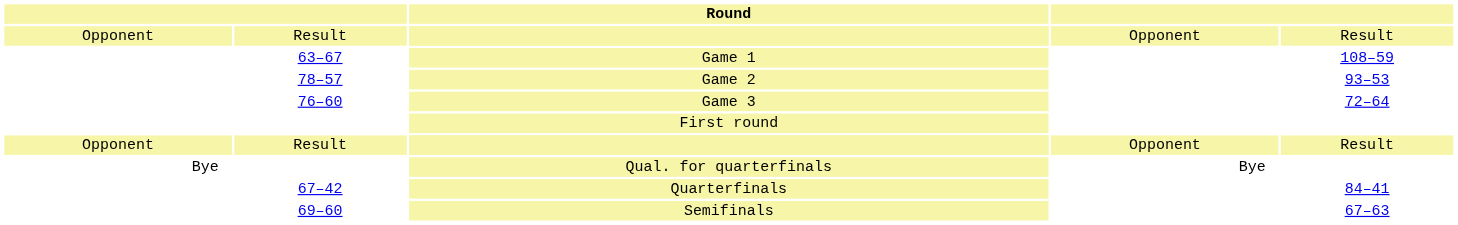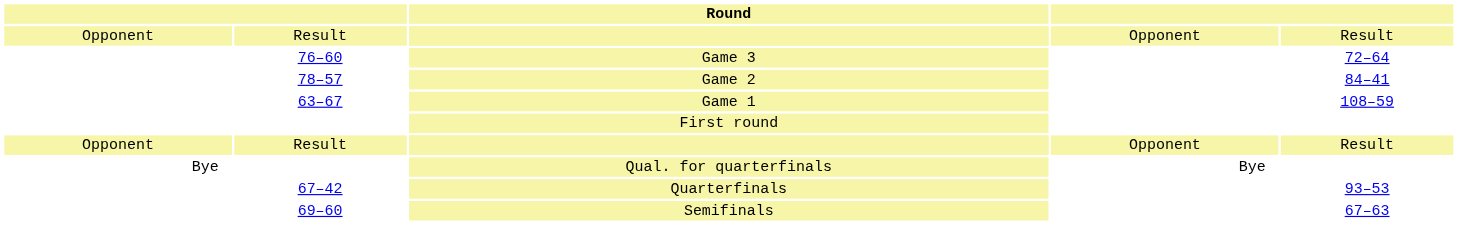rows swapped: (320, 58) <-> (320, 101)
(1367, 80) 93–53 -> (1367, 80) 84–41
(1367, 189) 84–41 -> (1367, 189) 93–53
